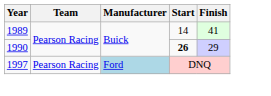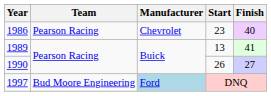+ row: (17, 30)
(183, 30) 14 -> (220, 48) 13
(183, 48) bold -> (220, 65) normal
(213, 48) 29 -> (250, 65) 27
(66, 65) Pearson Racing -> (84, 82) Bud Moore Engineering
